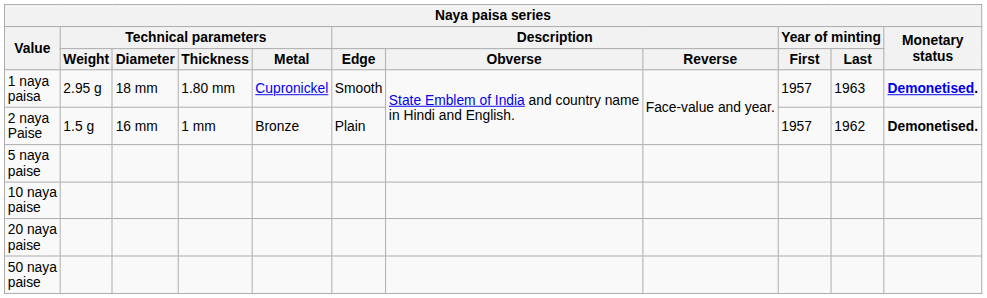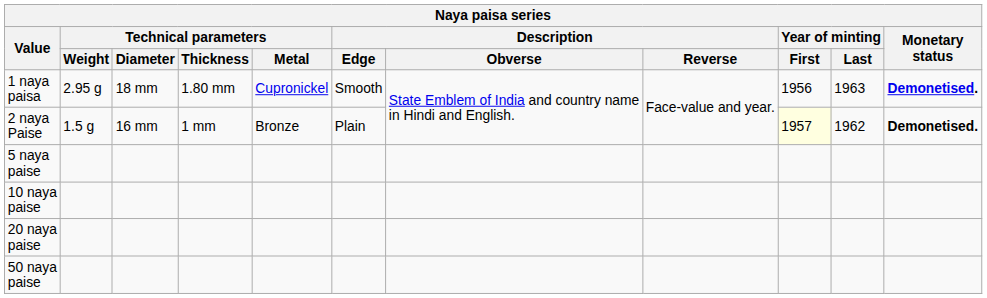(797, 89) 1957 -> (797, 89) 1956
(797, 126) no background -> (797, 126) lightyellow background
